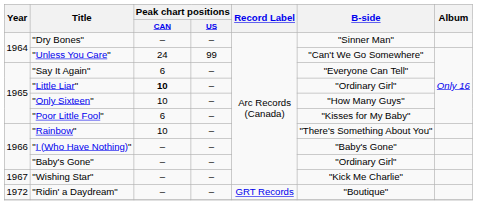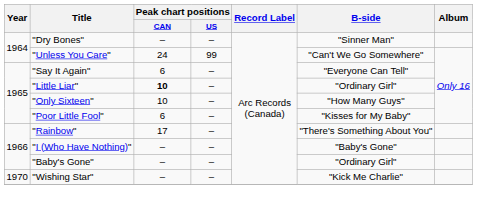(162, 131) 10 -> (162, 131) 17
(17, 177) 1967 -> (17, 177) 1970
- row: (75, 192)
